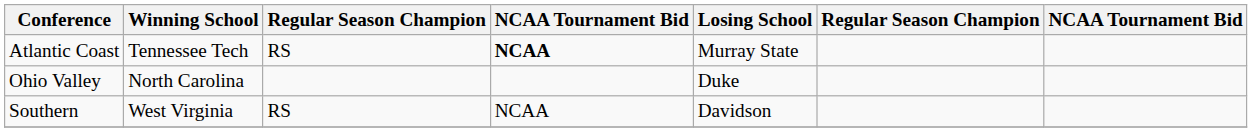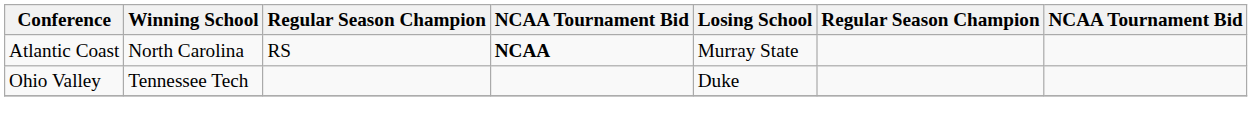(188, 50) Tennessee Tech -> (186, 50) North Carolina
(186, 80) North Carolina -> (188, 80) Tennessee Tech
- row: (44, 111)
